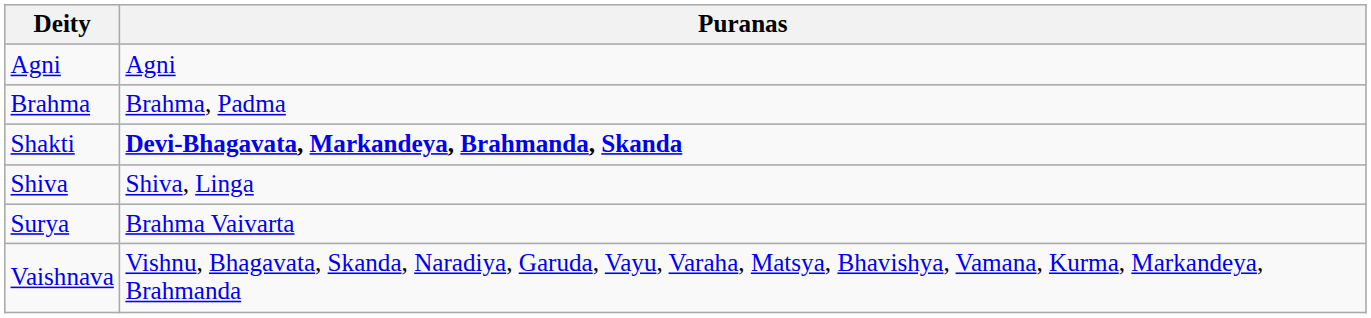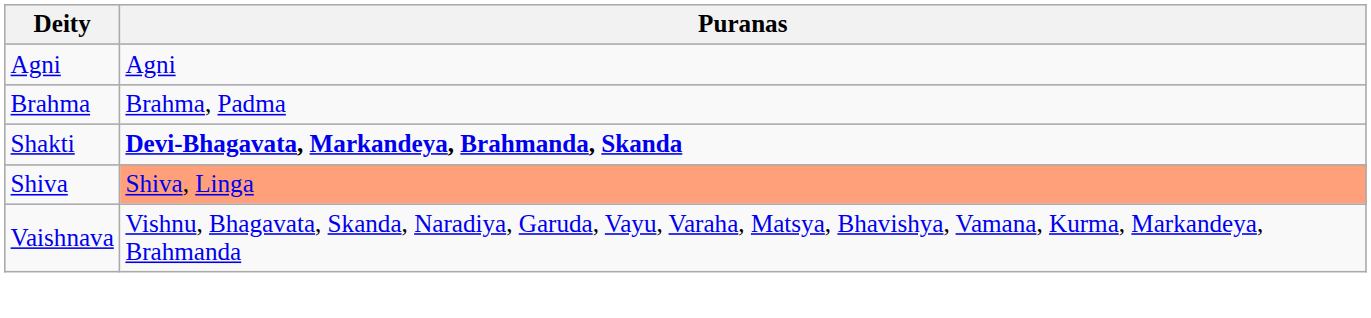(190, 183) no background -> (190, 183) lightsalmon background
- row: (40, 223)
